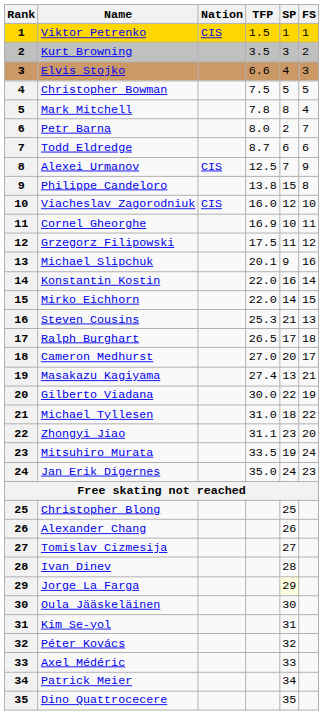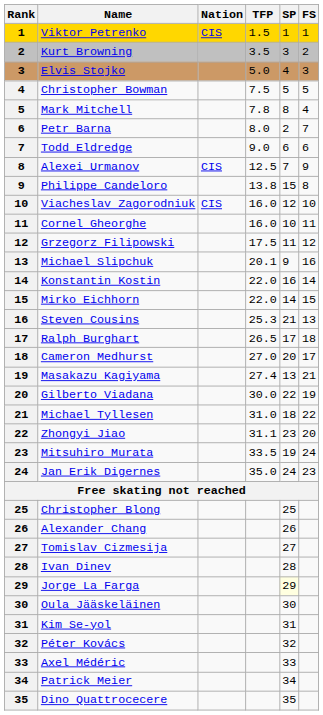(259, 71) 6.6 -> (259, 71) 5.0
(259, 147) 8.7 -> (259, 147) 9.0
(263, 224) 16.9 -> (263, 224) 16.0
